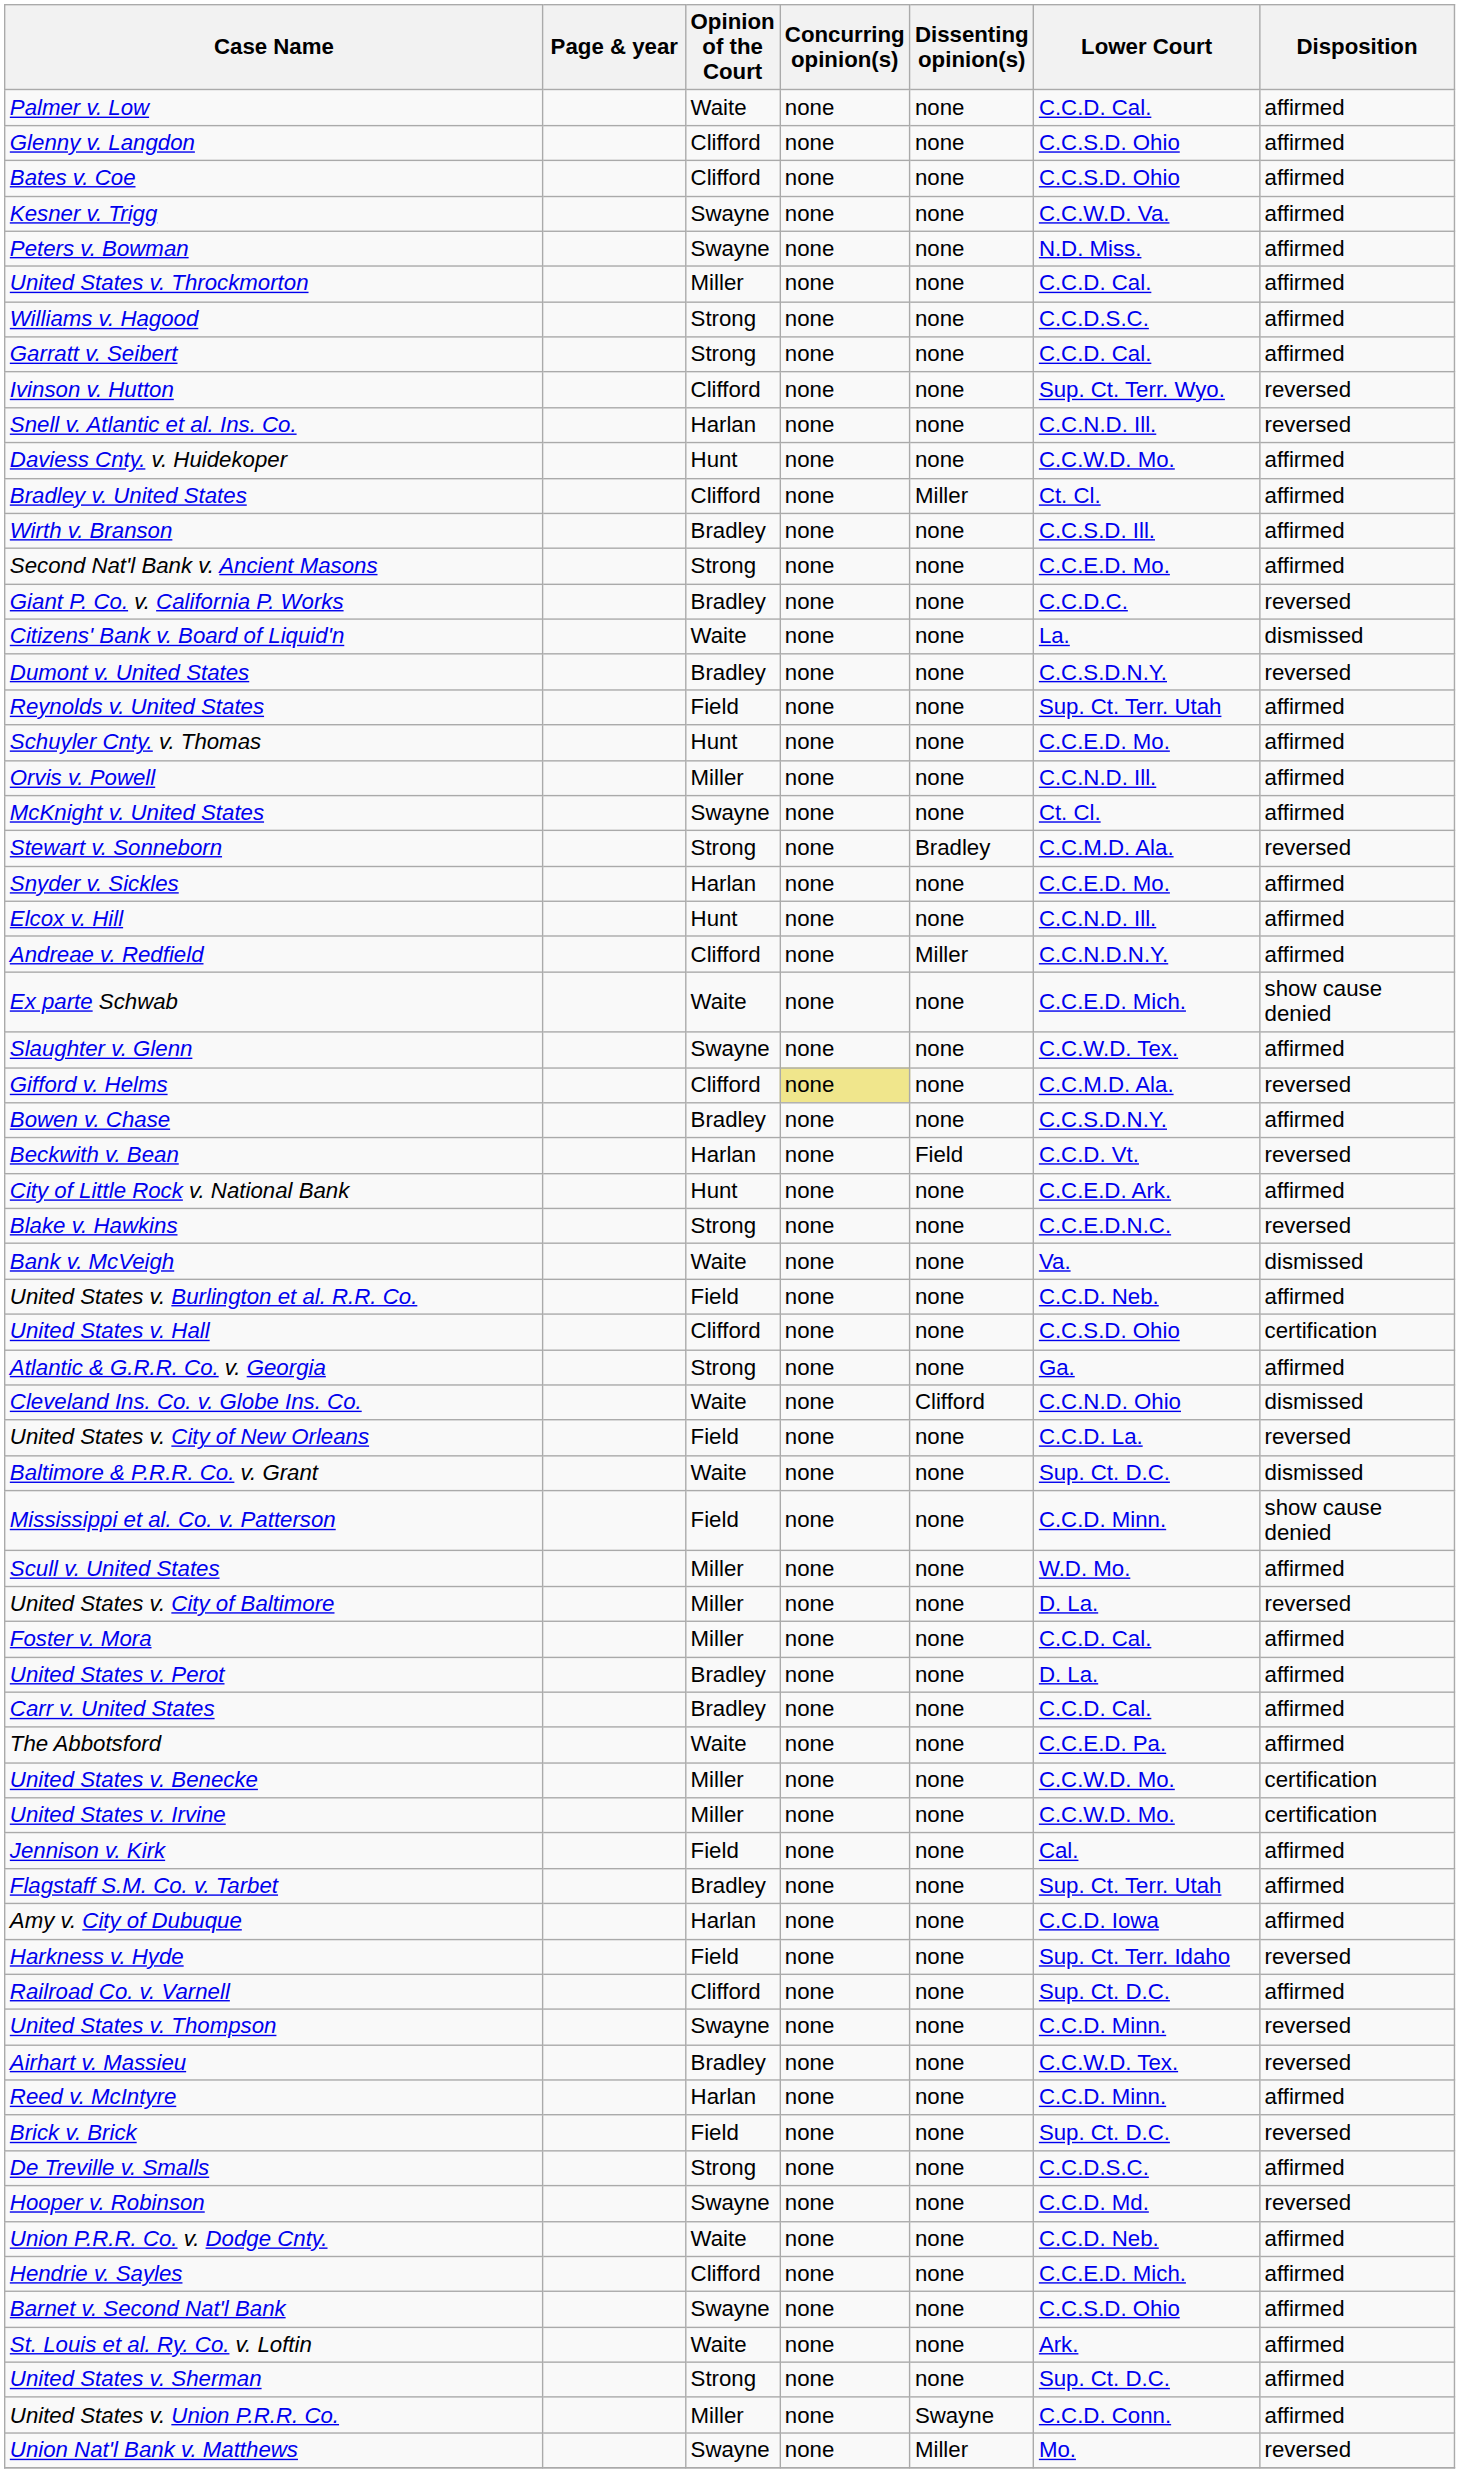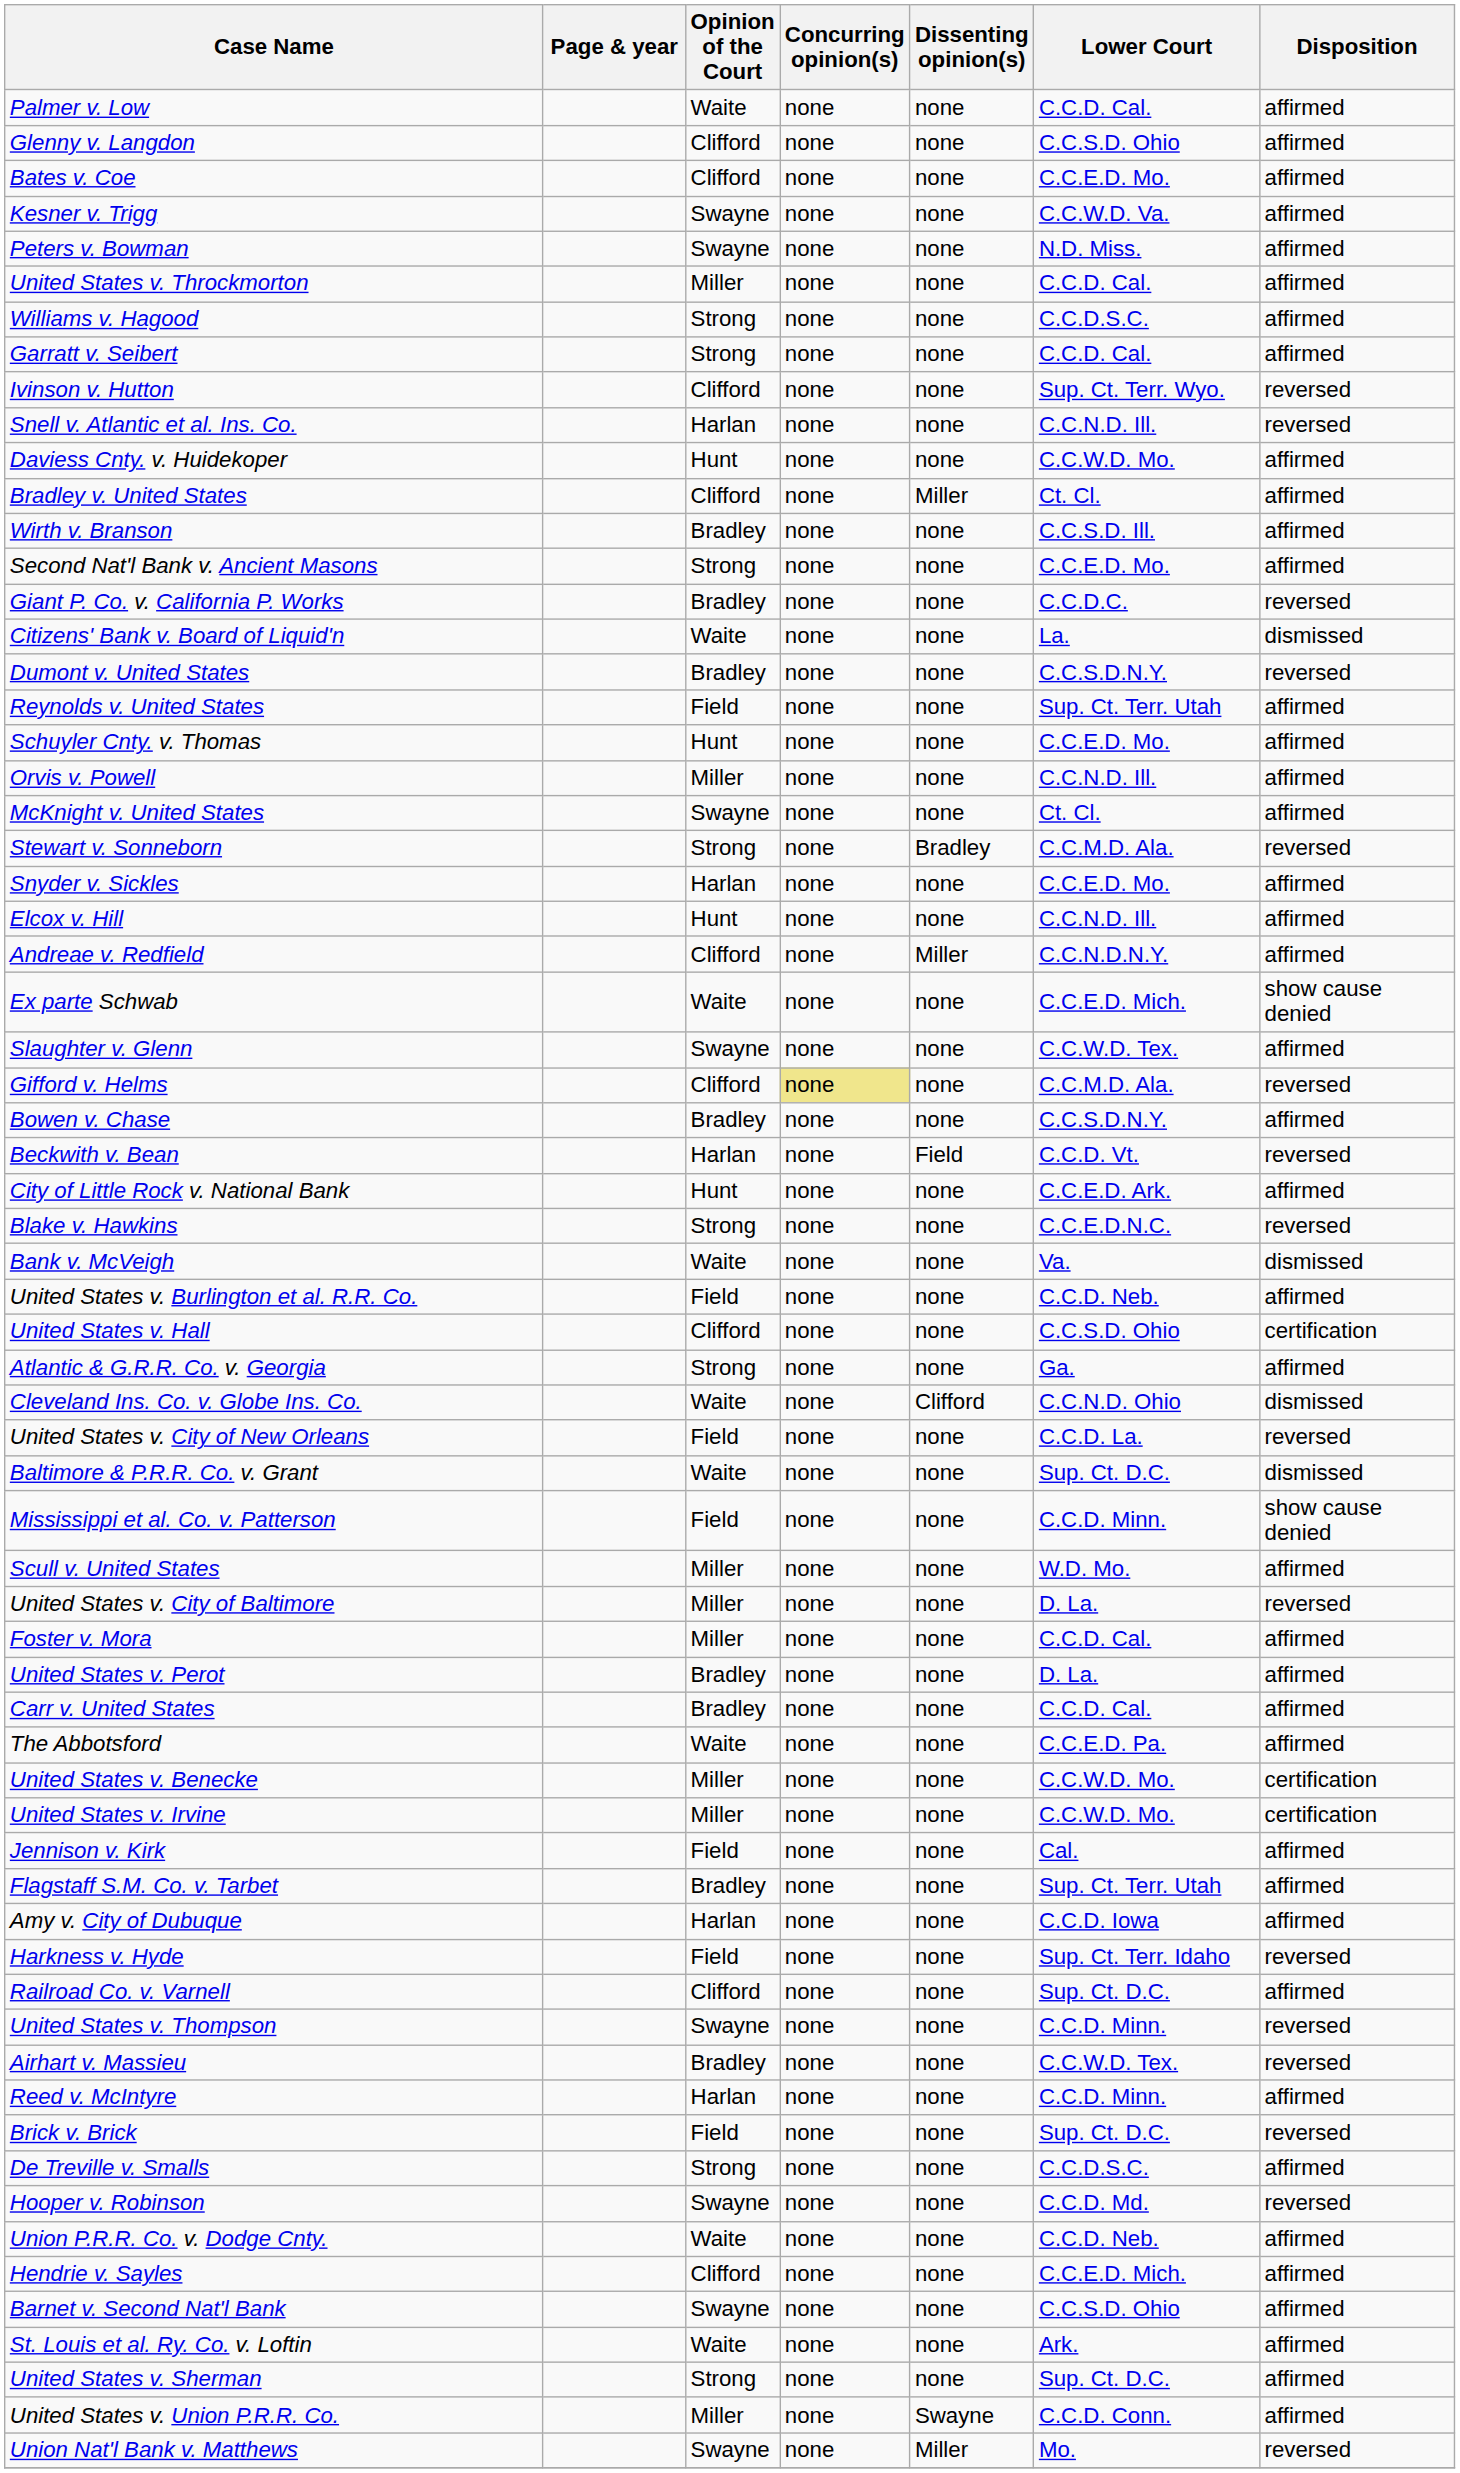(1109, 177) C.C.S.D. Ohio -> (1104, 177) C.C.E.D. Mo.
